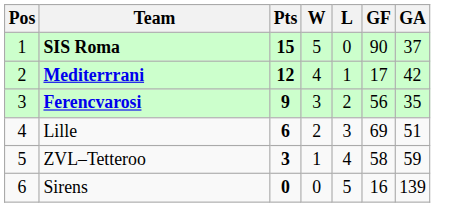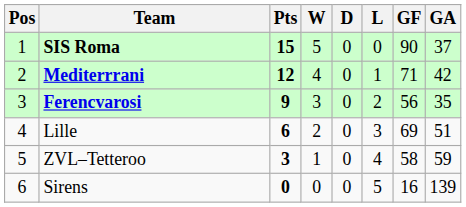+ column: (347, 18)
(379, 74) 17 -> (409, 74) 71
